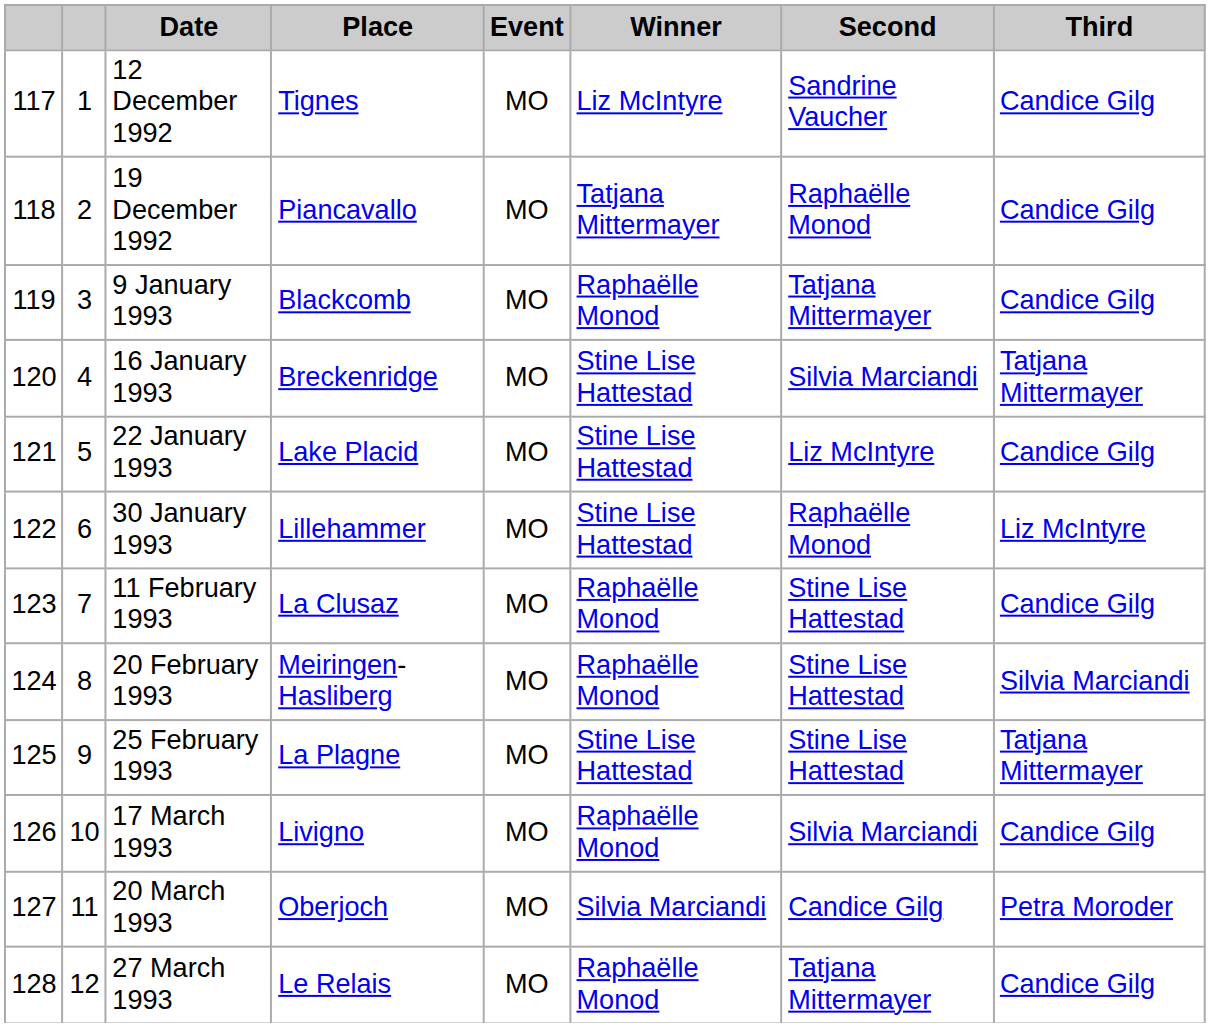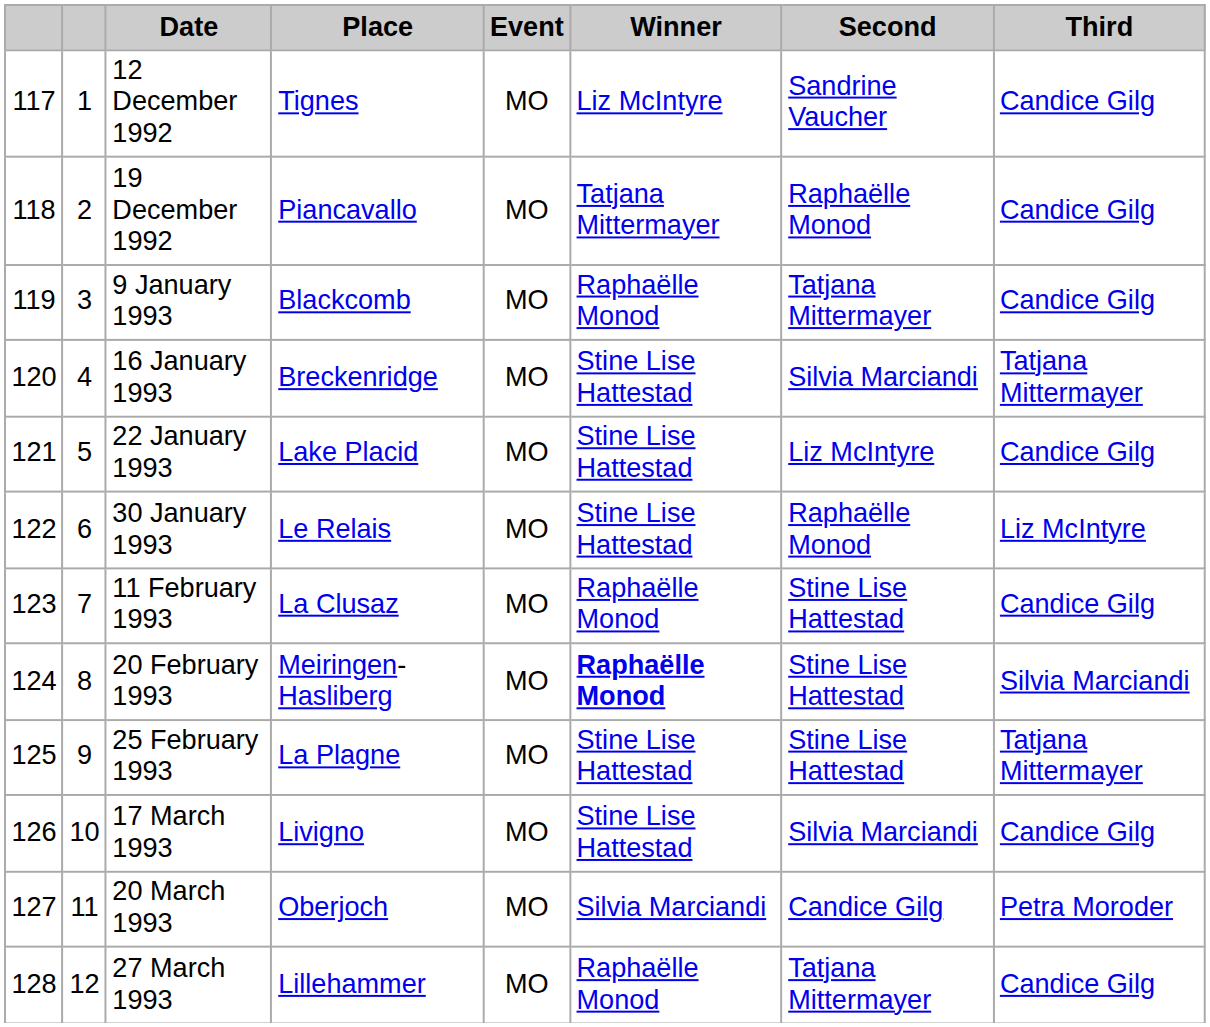(352, 528) Lillehammer -> (335, 528) Le Relais
(638, 680) normal -> (641, 680) bold
(638, 832) Raphaëlle Monod -> (636, 832) Stine Lise Hattestad
(335, 983) Le Relais -> (352, 983) Lillehammer
